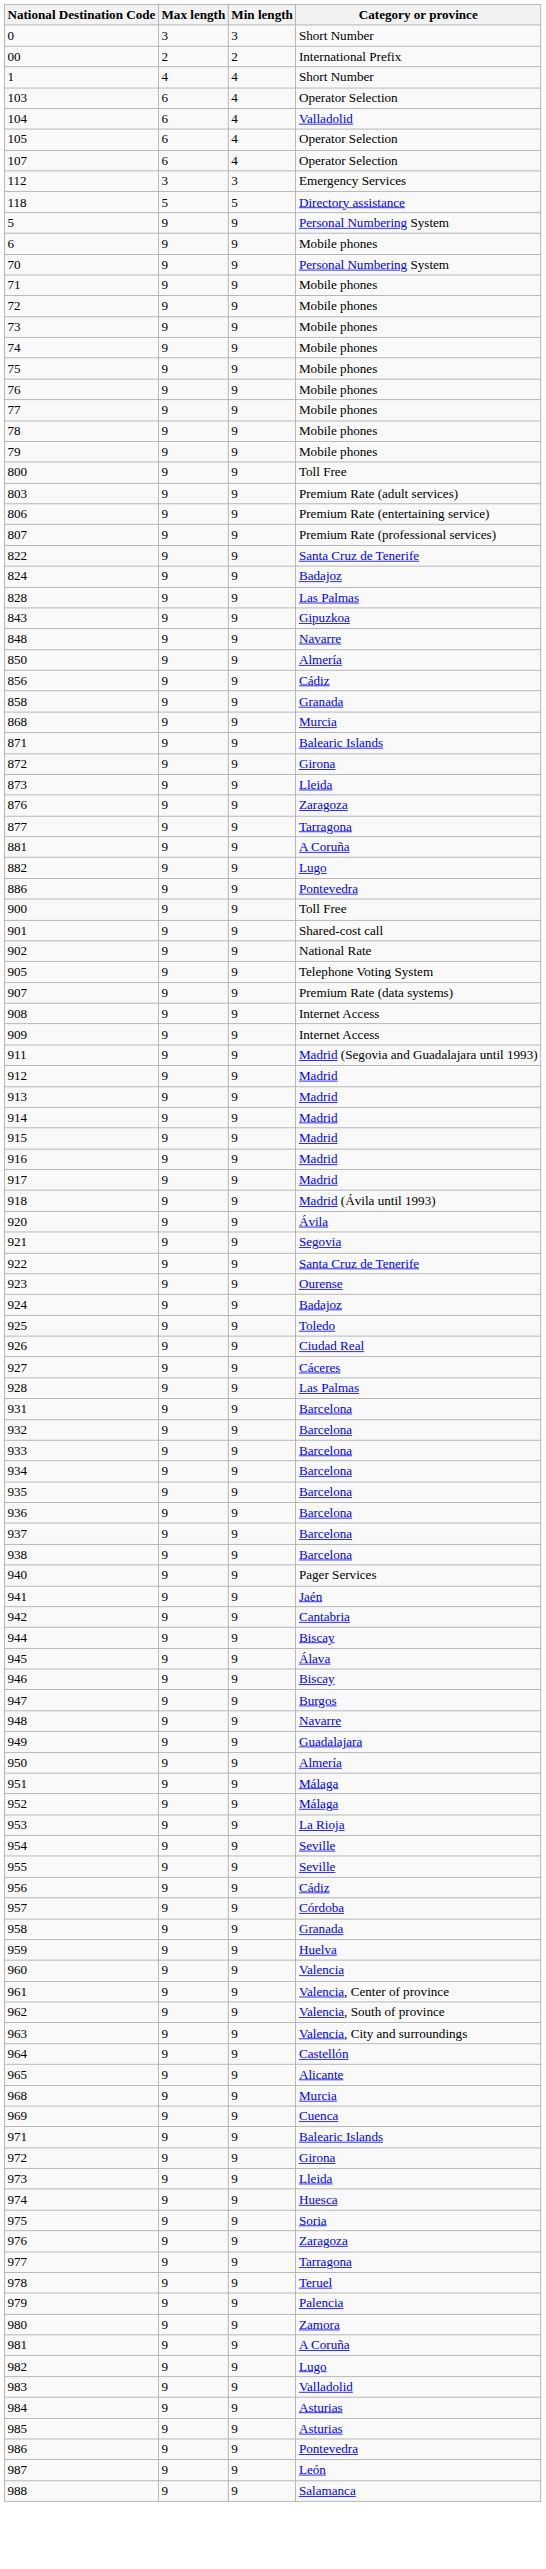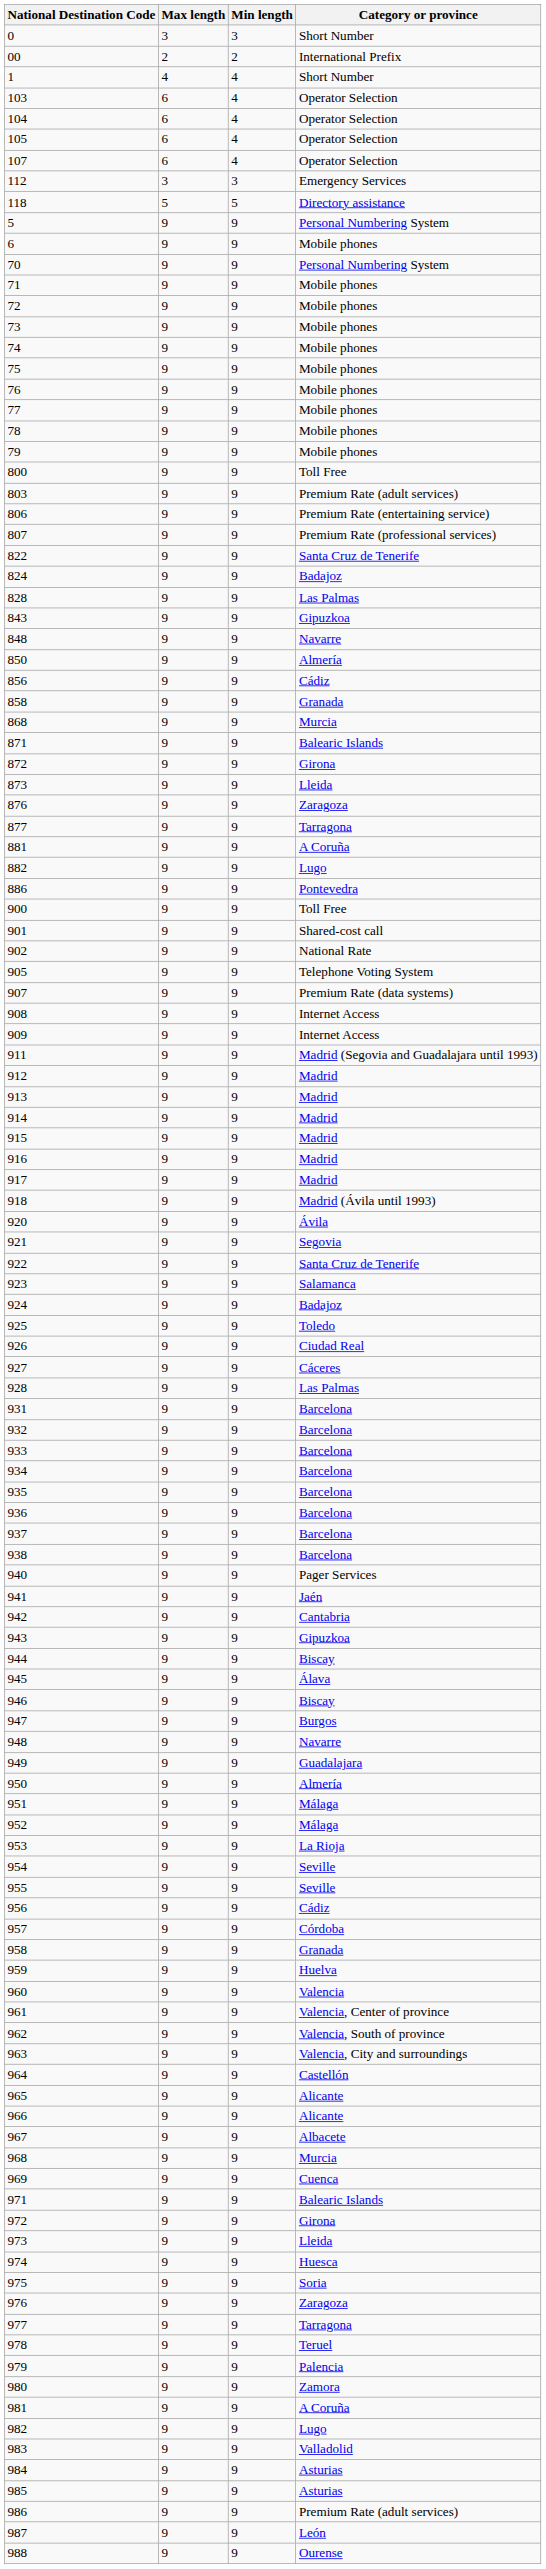(326, 118) Valladolid -> (348, 118) Operator Selection
(321, 1284) Ourense -> (327, 1284) Salamanca
+ row: (17, 1637)
+ row: (17, 2116)
+ row: (17, 2137)
(328, 2449) Pontevedra -> (379, 2511) Premium Rate (adult services)
(327, 2490) Salamanca -> (321, 2553) Ourense
